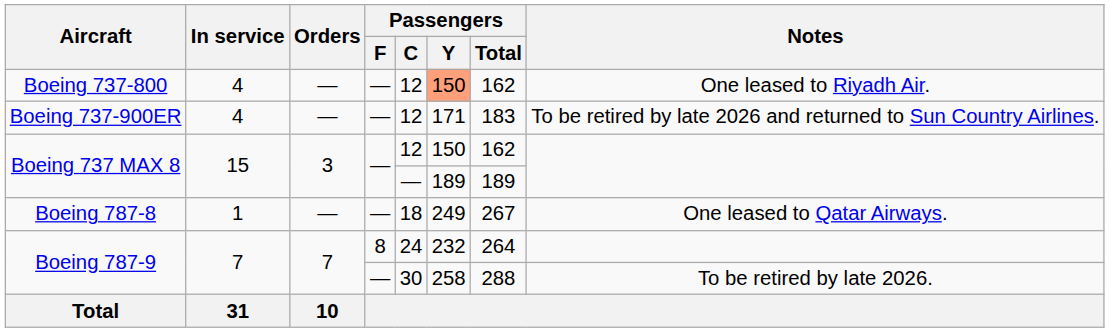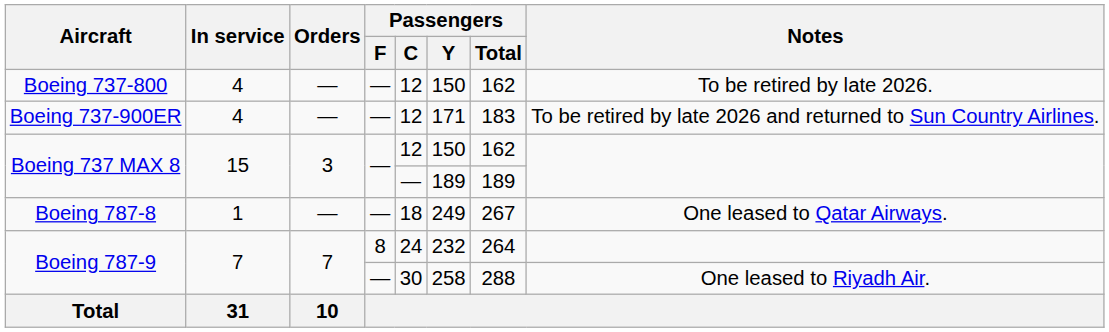(449, 85) lightsalmon background -> (449, 85) no background
(815, 85) One leased to Riyadh Air. -> (815, 85) To be retired by late 2026.
(815, 278) To be retired by late 2026. -> (815, 278) One leased to Riyadh Air.
